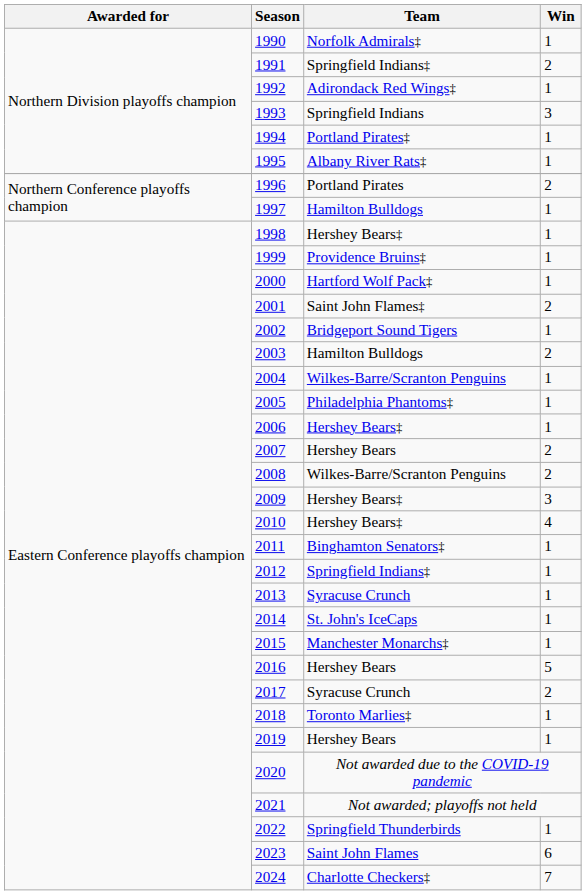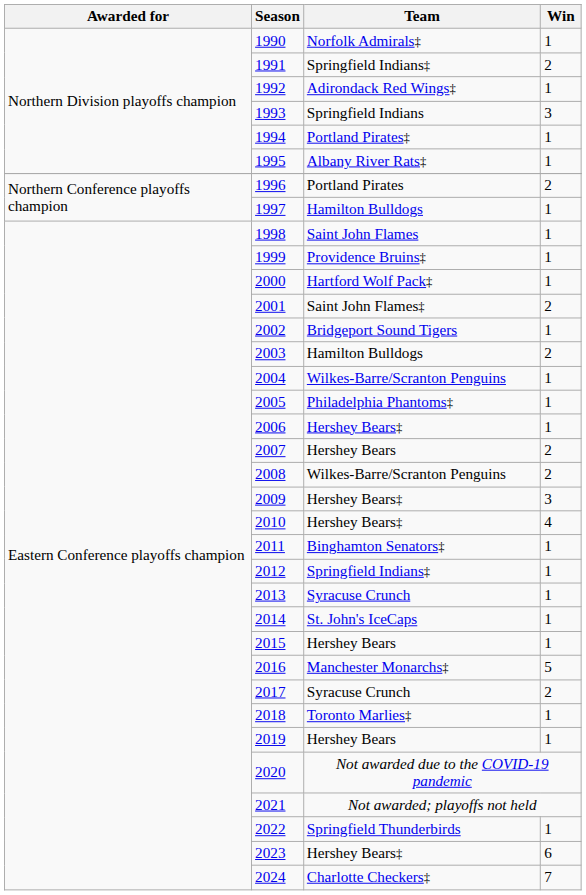(355, 233) Hershey Bears‡ -> (363, 233) Saint John Flames
(378, 643) Manchester Monarchs‡ -> (351, 643) Hershey Bears
(351, 667) Hershey Bears -> (378, 667) Manchester Monarchs‡
(363, 853) Saint John Flames -> (355, 853) Hershey Bears‡
